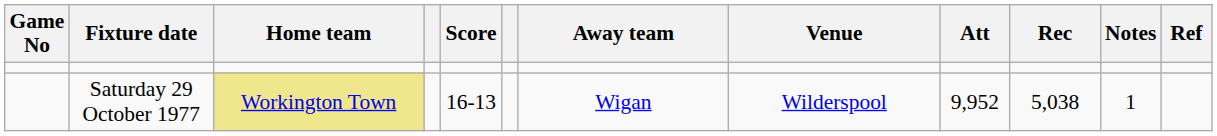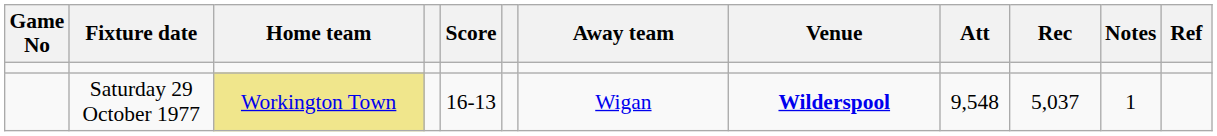(834, 101) normal -> (834, 101) bold
(975, 101) 9,952 -> (975, 101) 9,548
(1055, 101) 5,038 -> (1055, 101) 5,037
